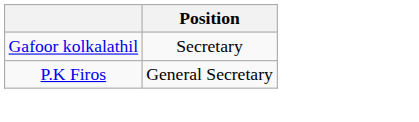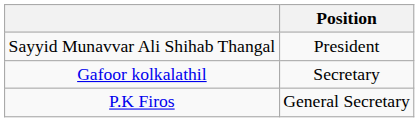+ row: (142, 46)
